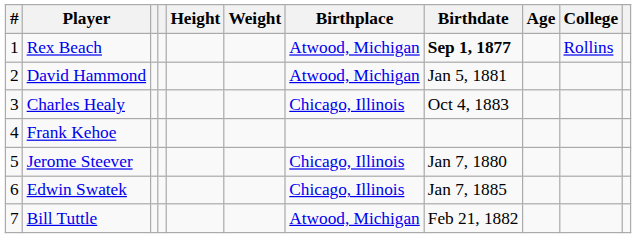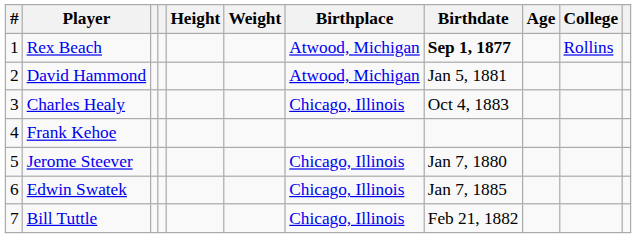(355, 218) Atwood, Michigan -> (347, 218) Chicago, Illinois
